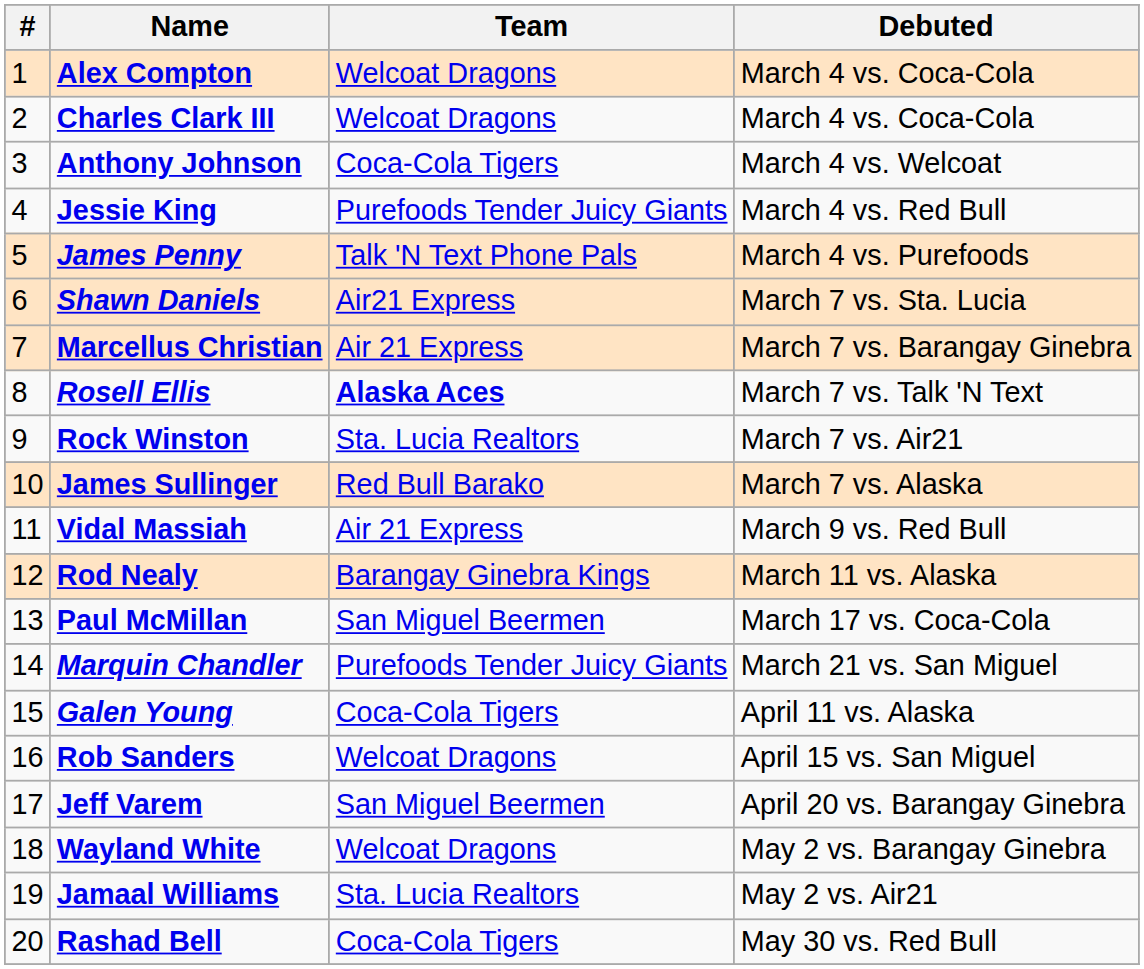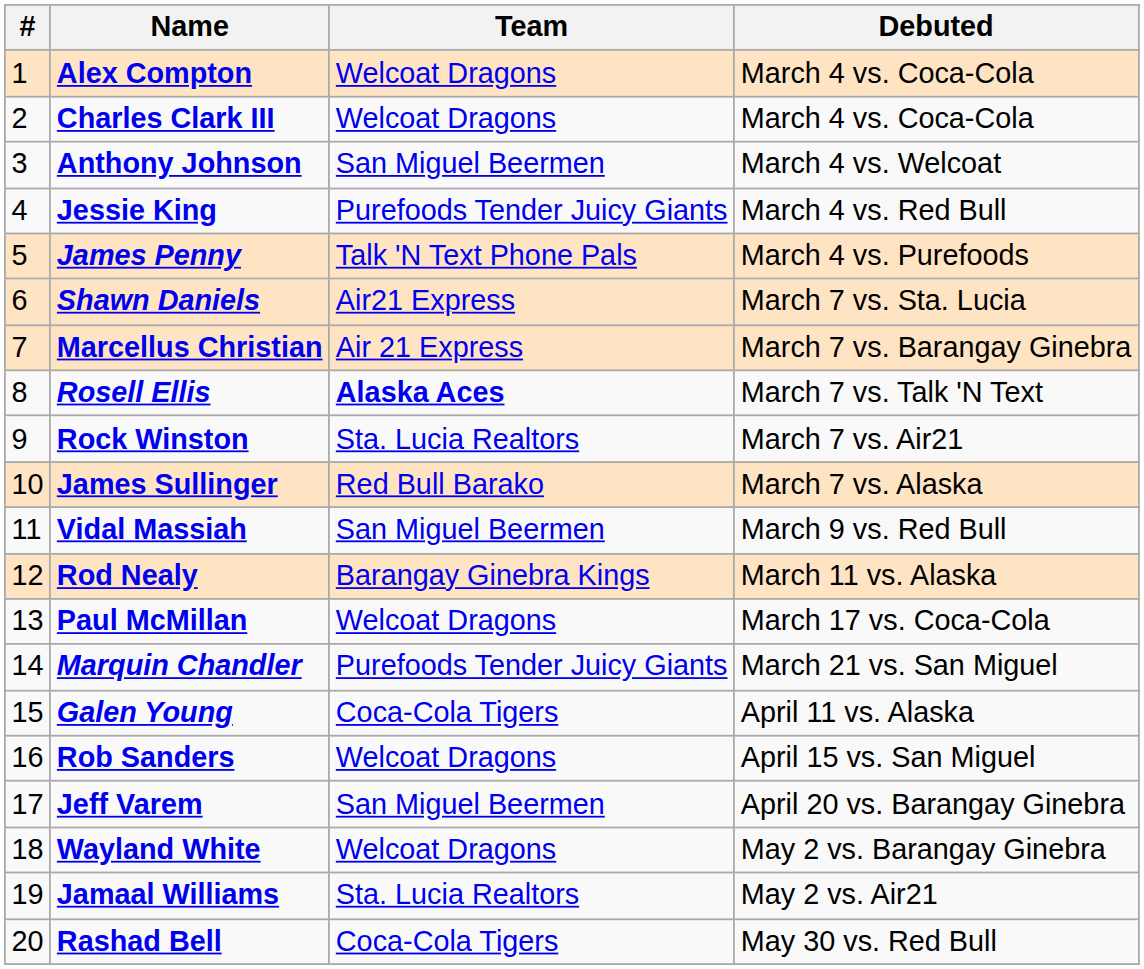(447, 164) Coca-Cola Tigers -> (470, 164) San Miguel Beermen
(429, 529) Air 21 Express -> (470, 529) San Miguel Beermen
(470, 621) San Miguel Beermen -> (446, 621) Welcoat Dragons
